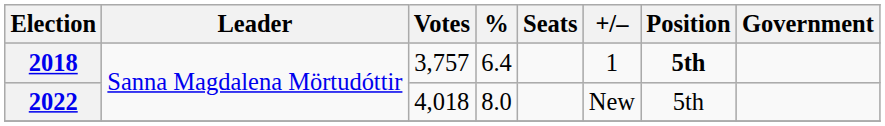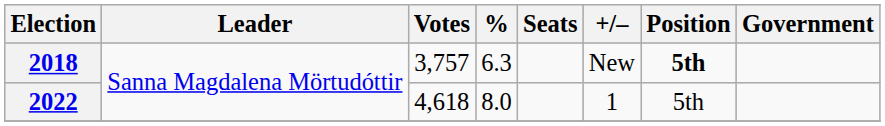(497, 62) 6.4 -> (497, 62) 6.3
(612, 62) 1 -> (612, 62) New
(442, 101) 4,018 -> (442, 101) 4,618
(612, 101) New -> (612, 101) 1
